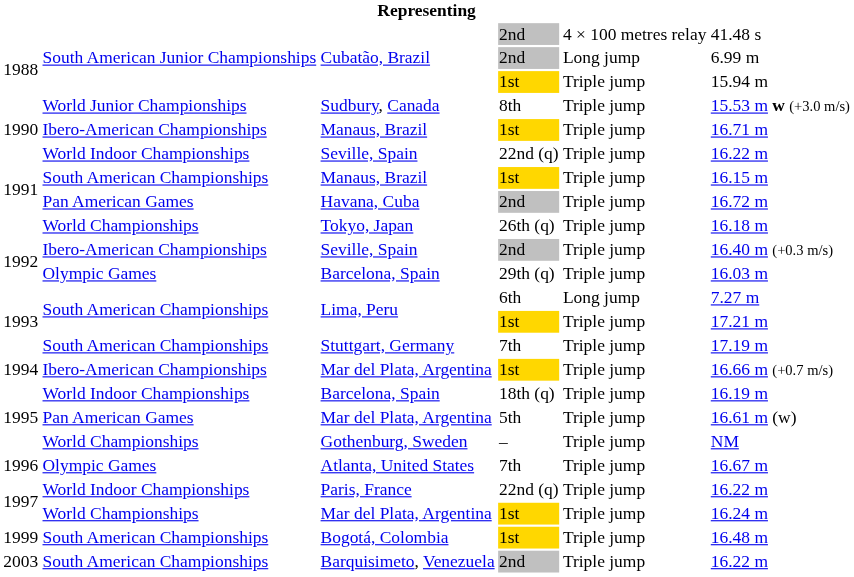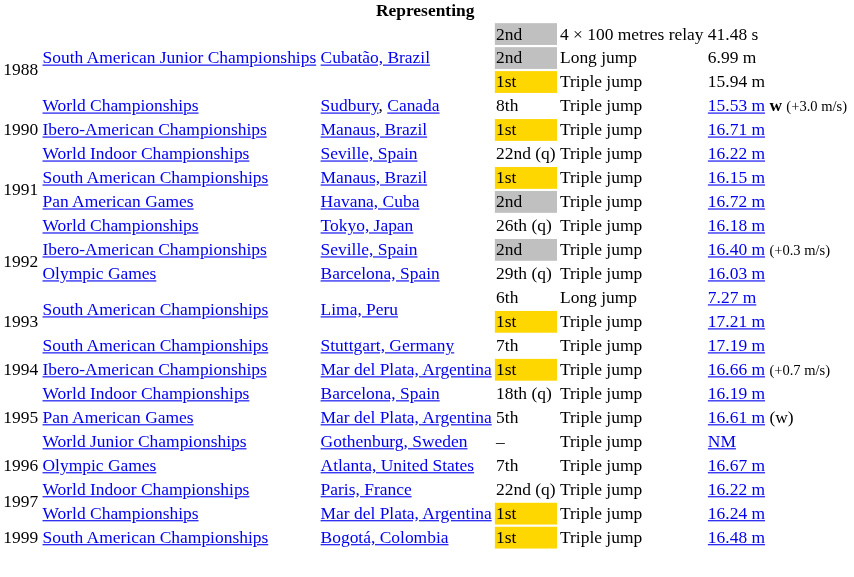(145, 105) World Junior Championships -> (121, 105) World Championships
(121, 441) World Championships -> (145, 441) World Junior Championships
- row: (21, 561)
